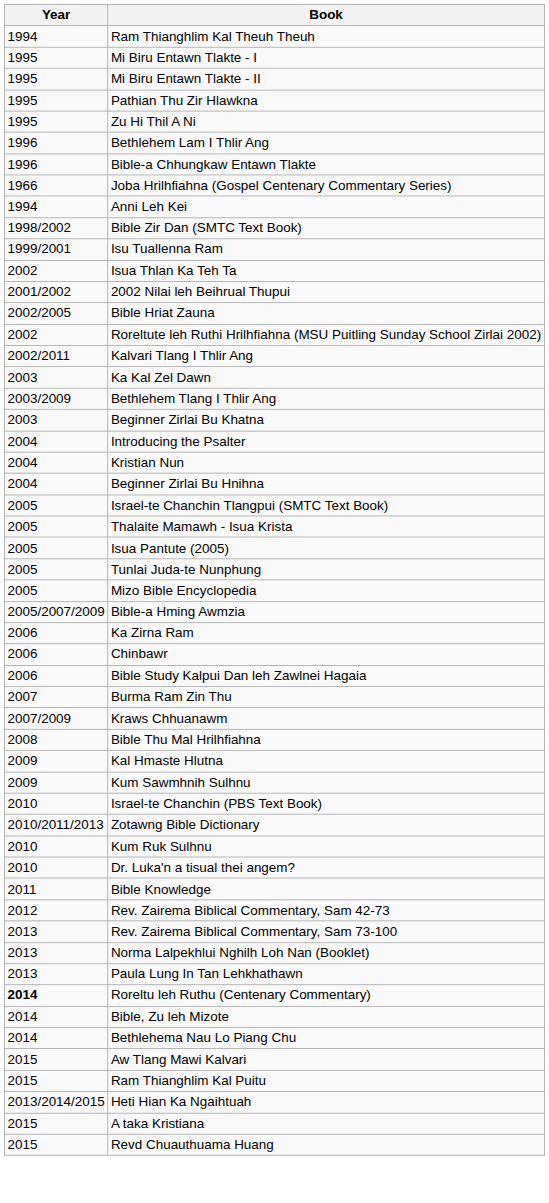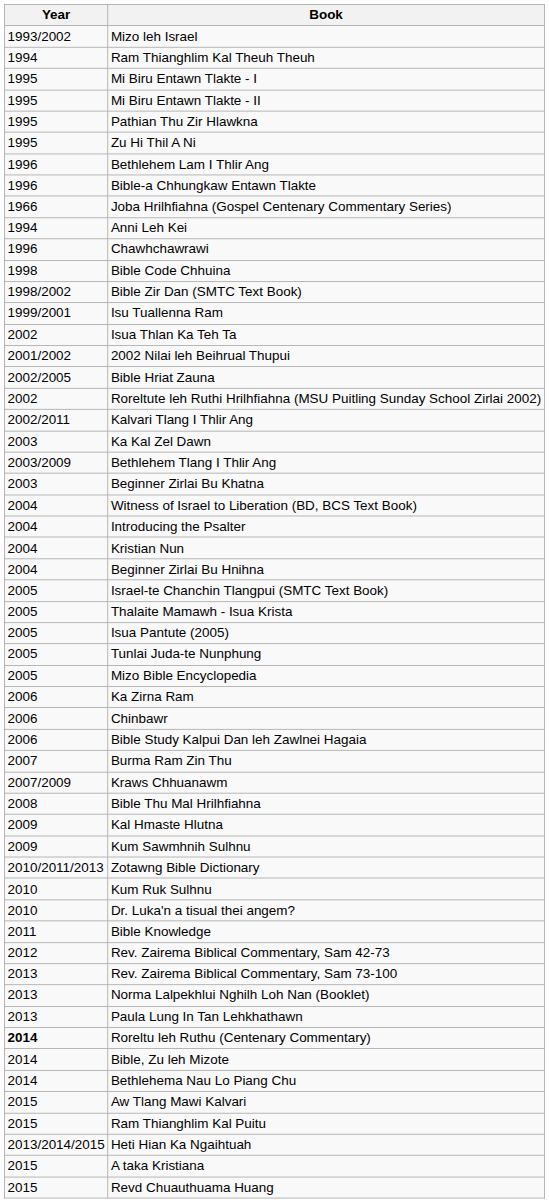+ row: (154, 36)
+ row: (160, 249)
+ row: (171, 270)
+ row: (264, 505)
- row: (178, 611)
- row: (216, 803)
